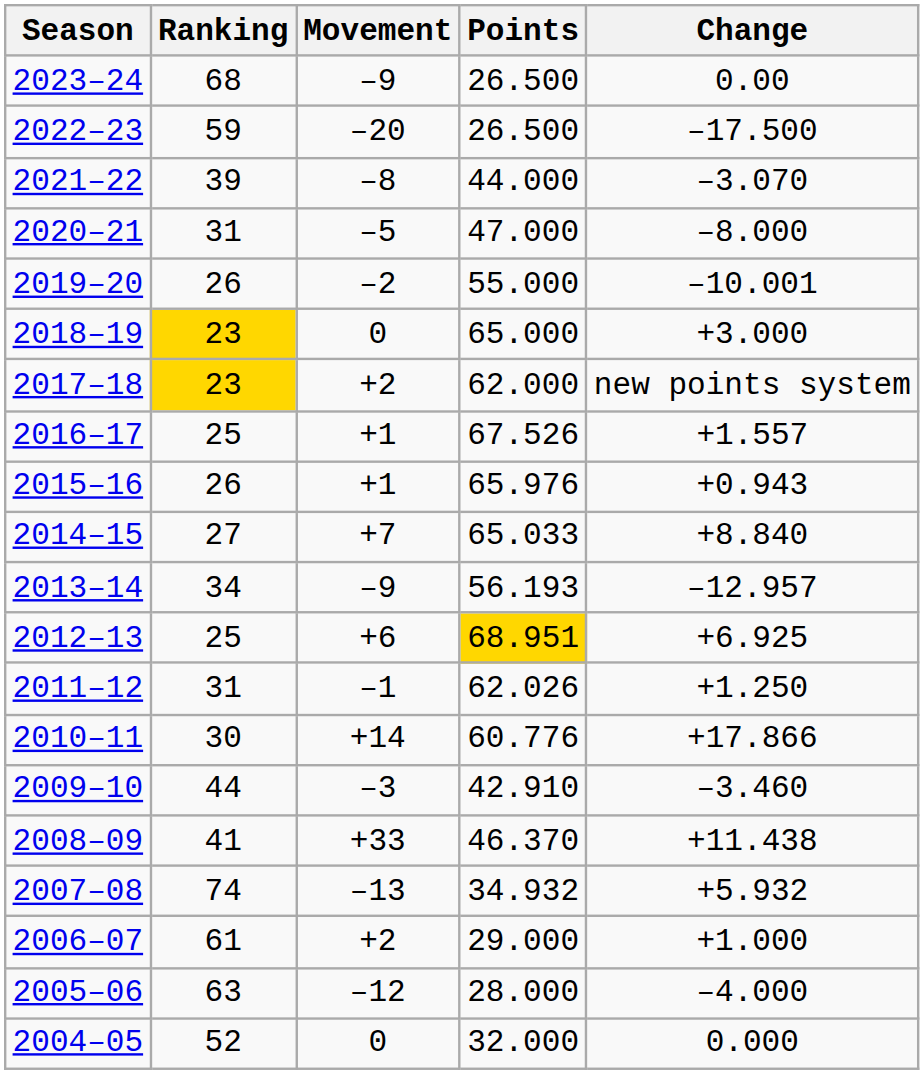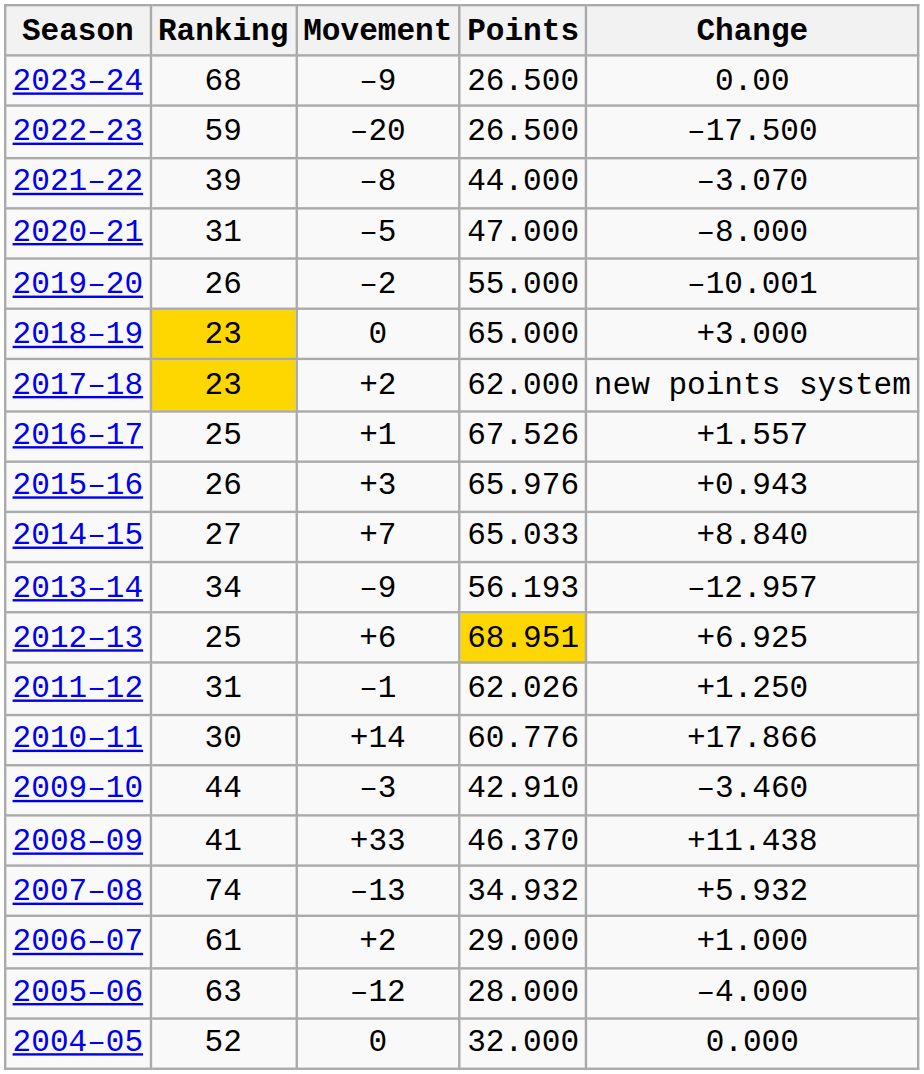(378, 486) +1 -> (378, 486) +3
